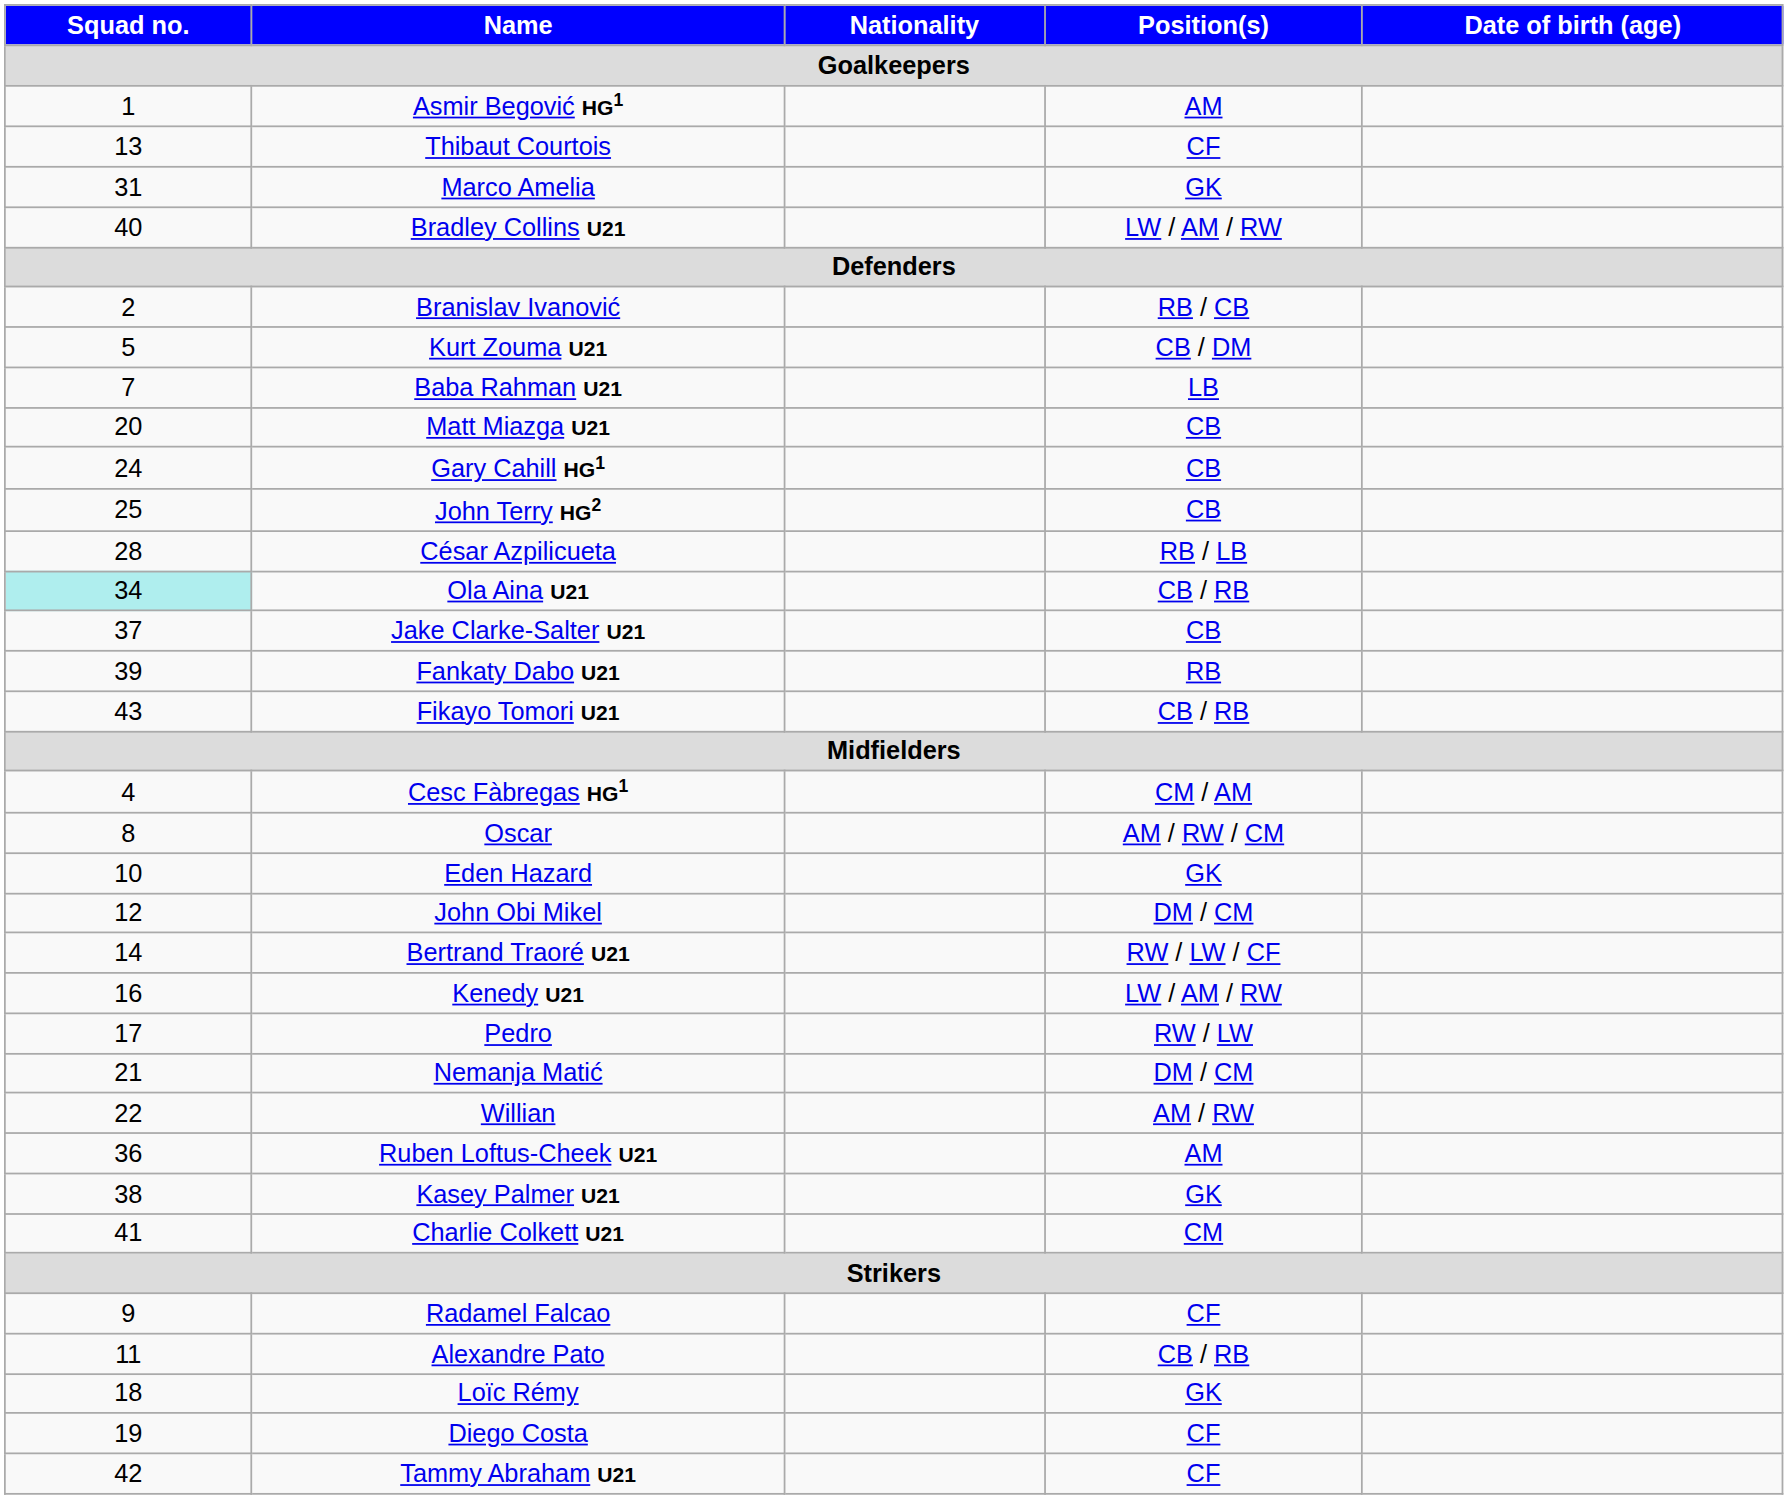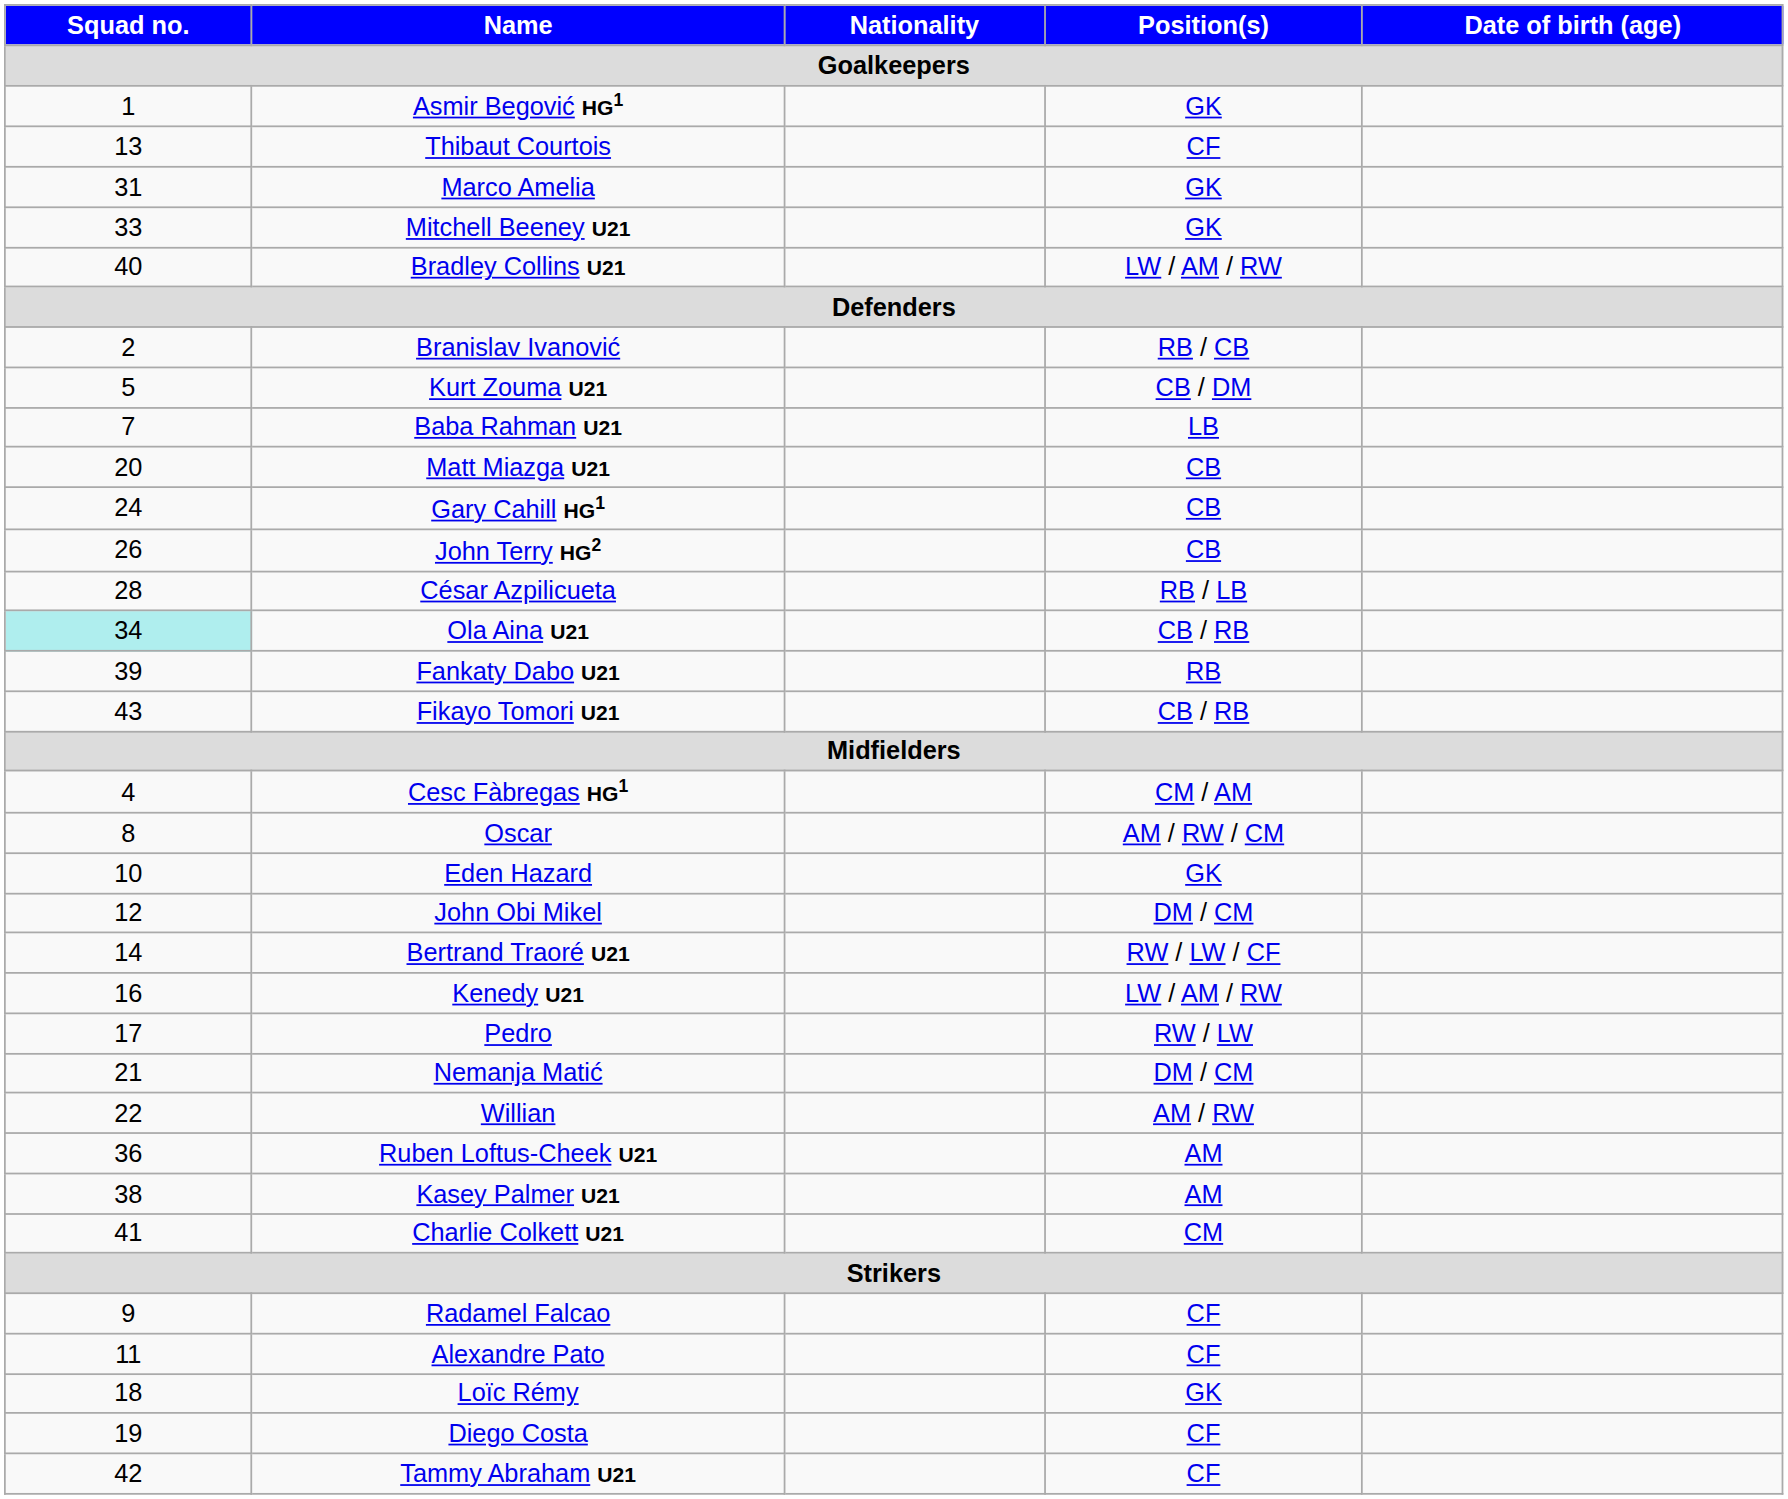(1203, 106) AM -> (1203, 106) GK
+ row: (518, 227)
(128, 510) 25 -> (128, 550) 26
- row: (518, 631)
(1203, 1193) GK -> (1203, 1193) AM
(1203, 1354) CB / RB -> (1203, 1354) CF
